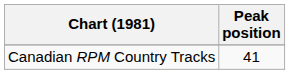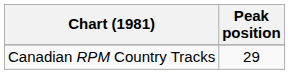(251, 57) 41 -> (251, 57) 29
